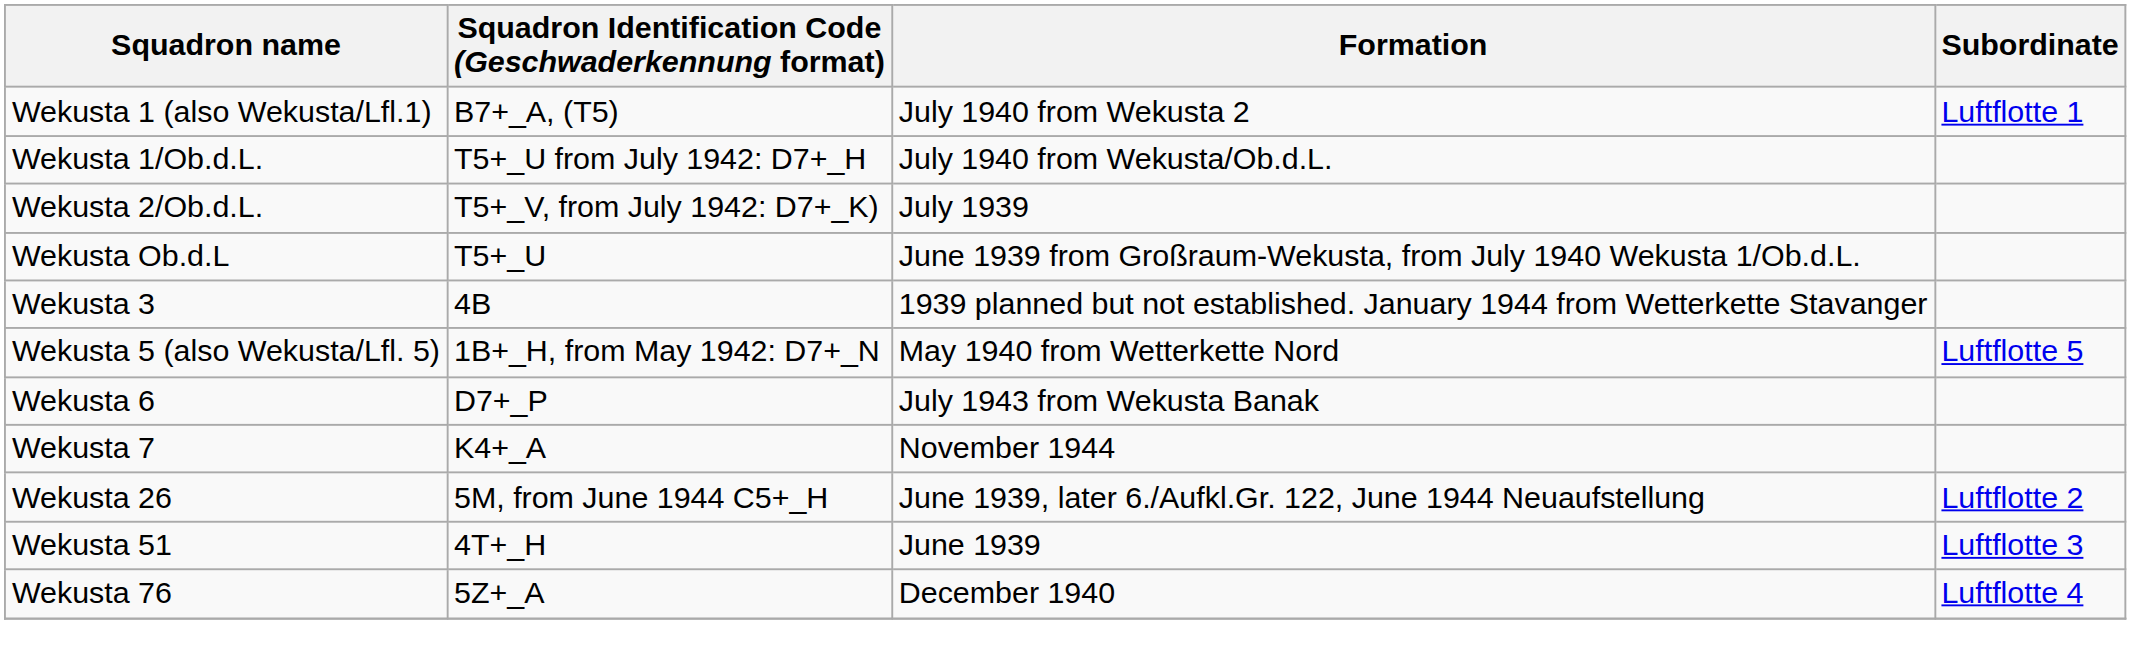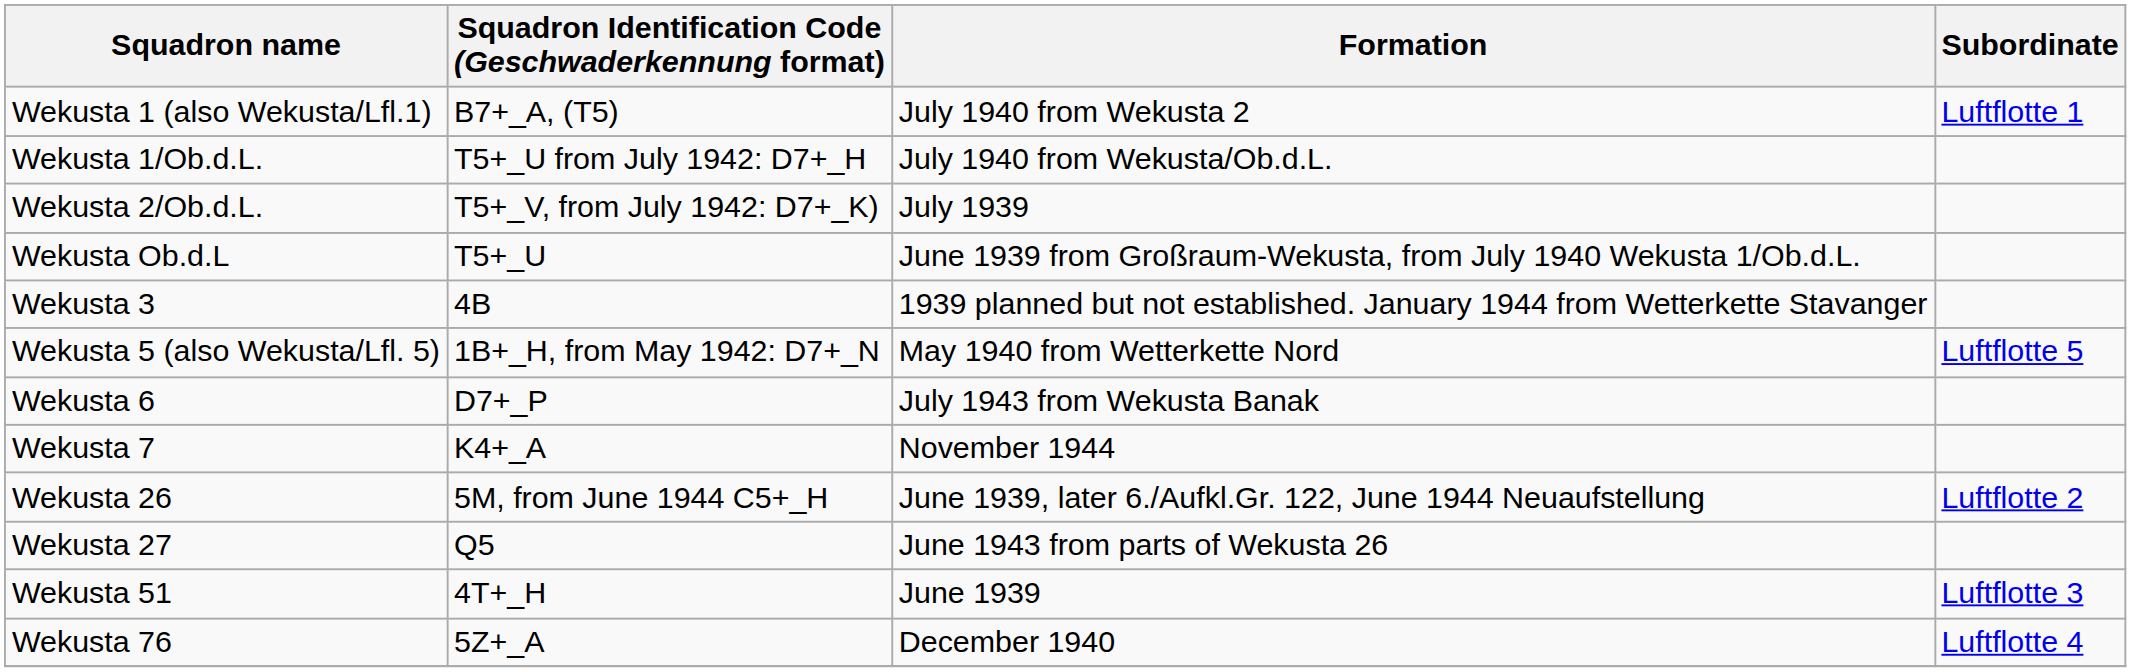+ row: (92, 544)
